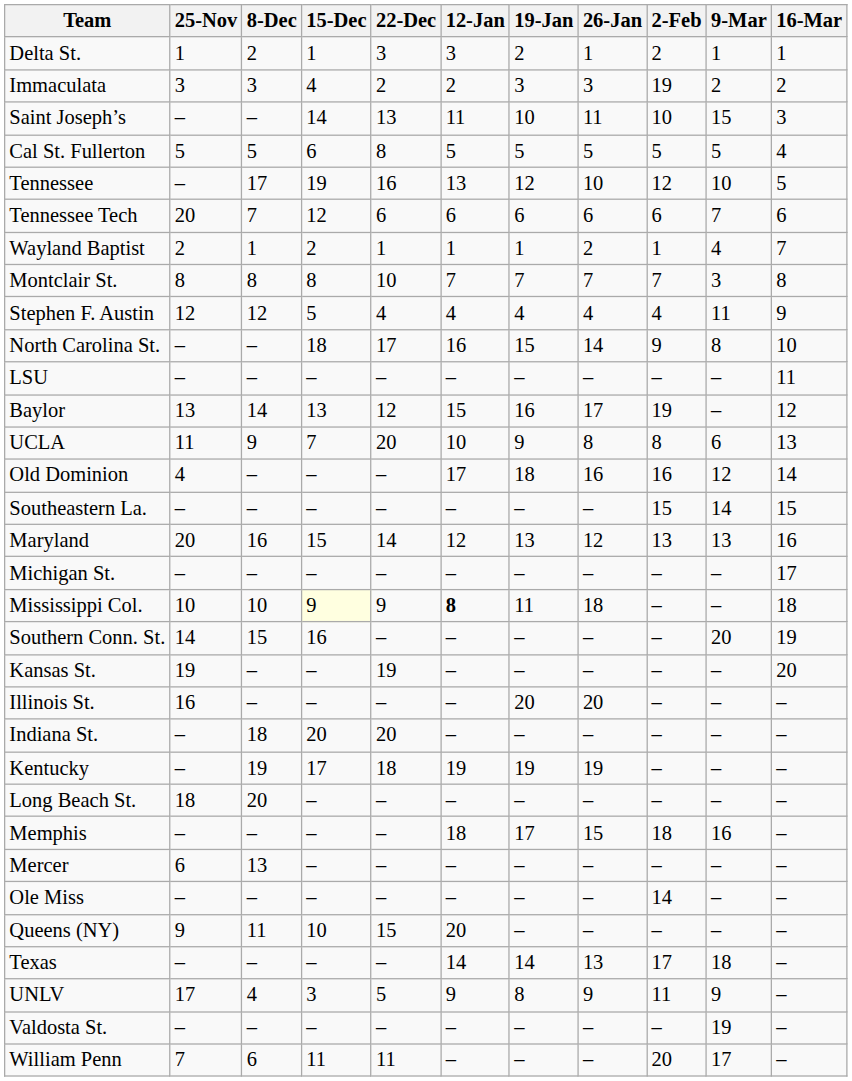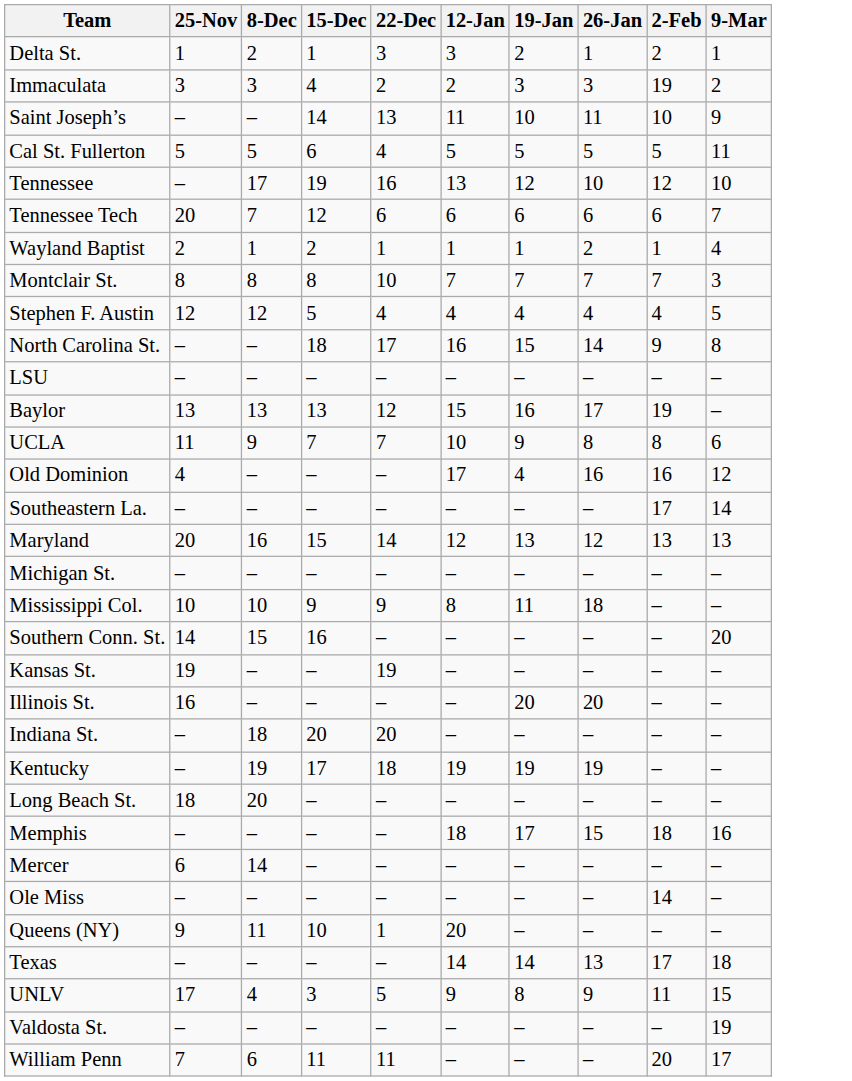- column: (809, 20)
(721, 118) 15 -> (716, 118) 9
(381, 150) 8 -> (381, 150) 4
(716, 150) 5 -> (721, 150) 11
(721, 313) 11 -> (716, 313) 5
(257, 410) 14 -> (257, 410) 13
(386, 442) 20 -> (381, 442) 7
(524, 475) 18 -> (519, 475) 4
(662, 507) 15 -> (662, 507) 17
(311, 605) lightyellow background -> (311, 605) no background
(451, 605) bold -> (451, 605) normal
(257, 865) 13 -> (257, 865) 14
(386, 930) 15 -> (381, 930) 1
(716, 995) 9 -> (721, 995) 15
